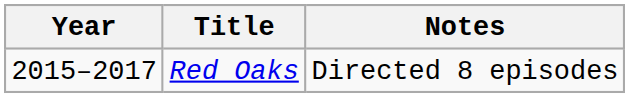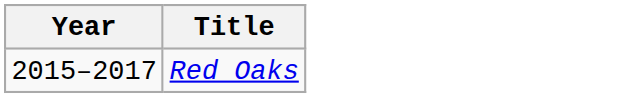- column: (465, 27)
